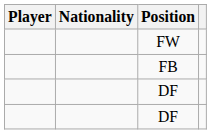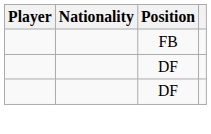- row: (30, 42)
